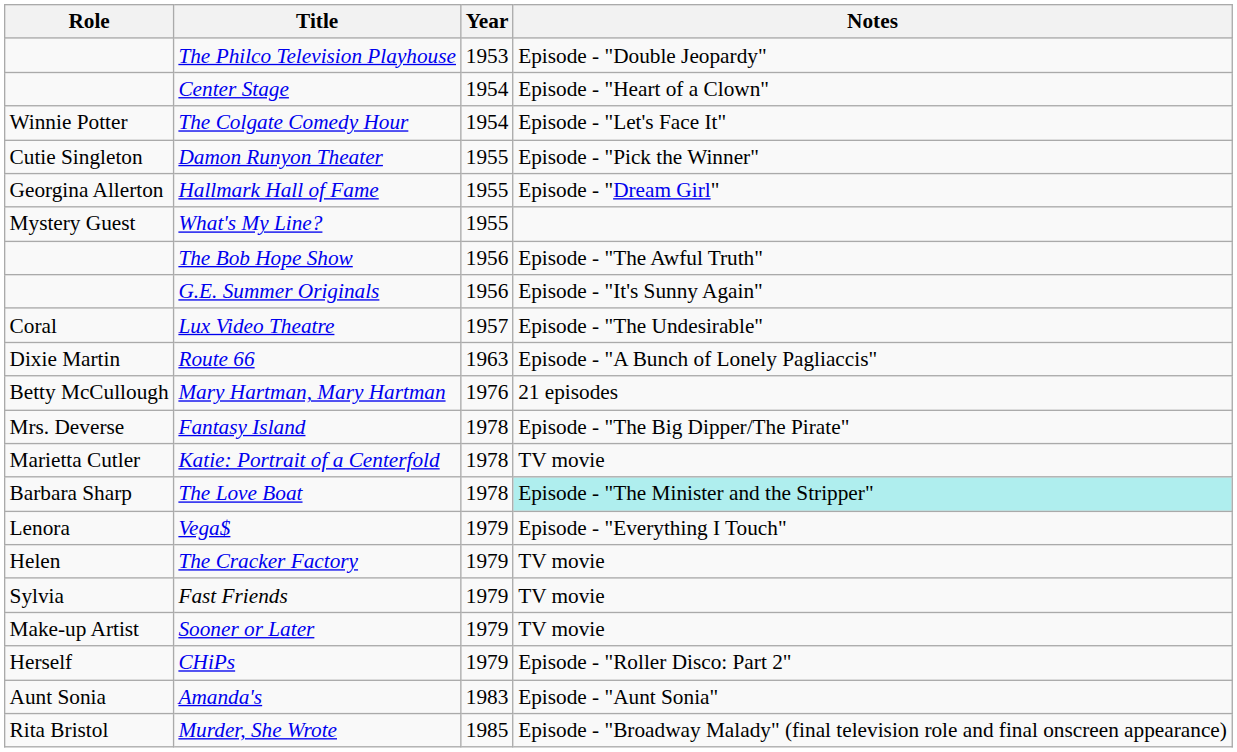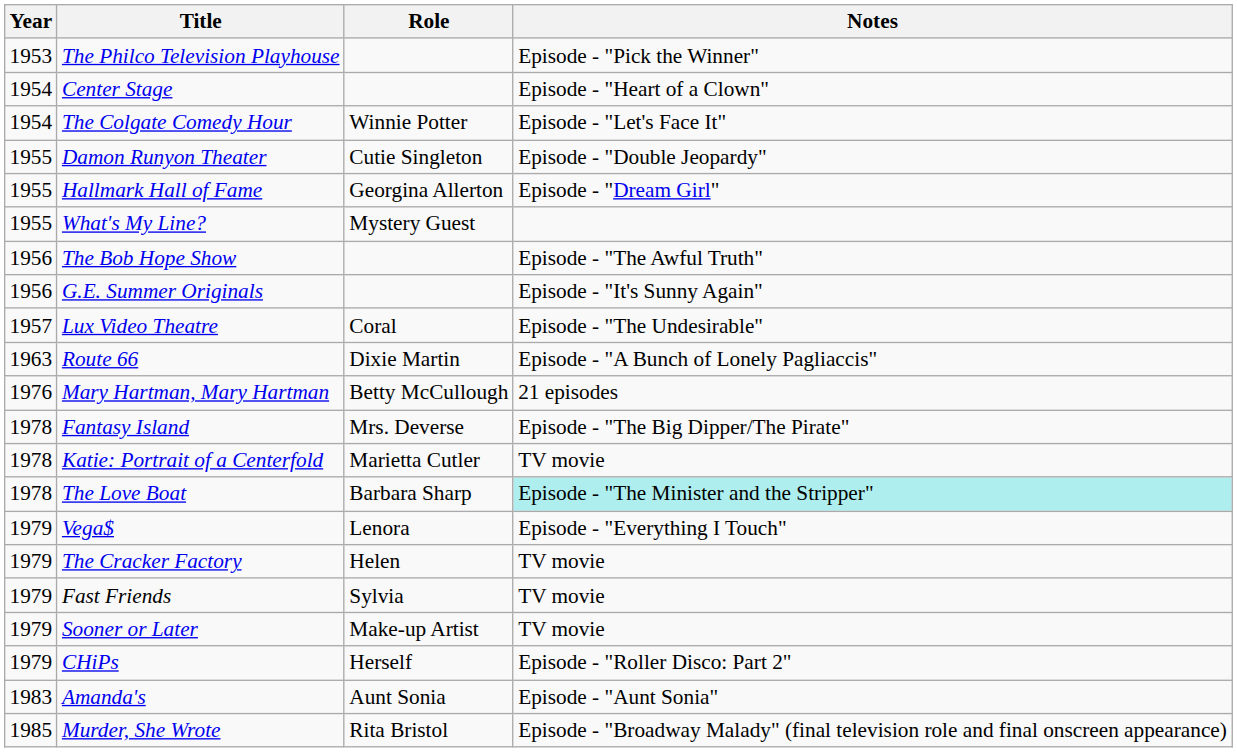columns swapped: (487, 21) <-> (89, 21)
(642, 55) Episode - "Double Jeopardy" -> (639, 55) Episode - "Pick the Winner"
(639, 156) Episode - "Pick the Winner" -> (642, 156) Episode - "Double Jeopardy"
